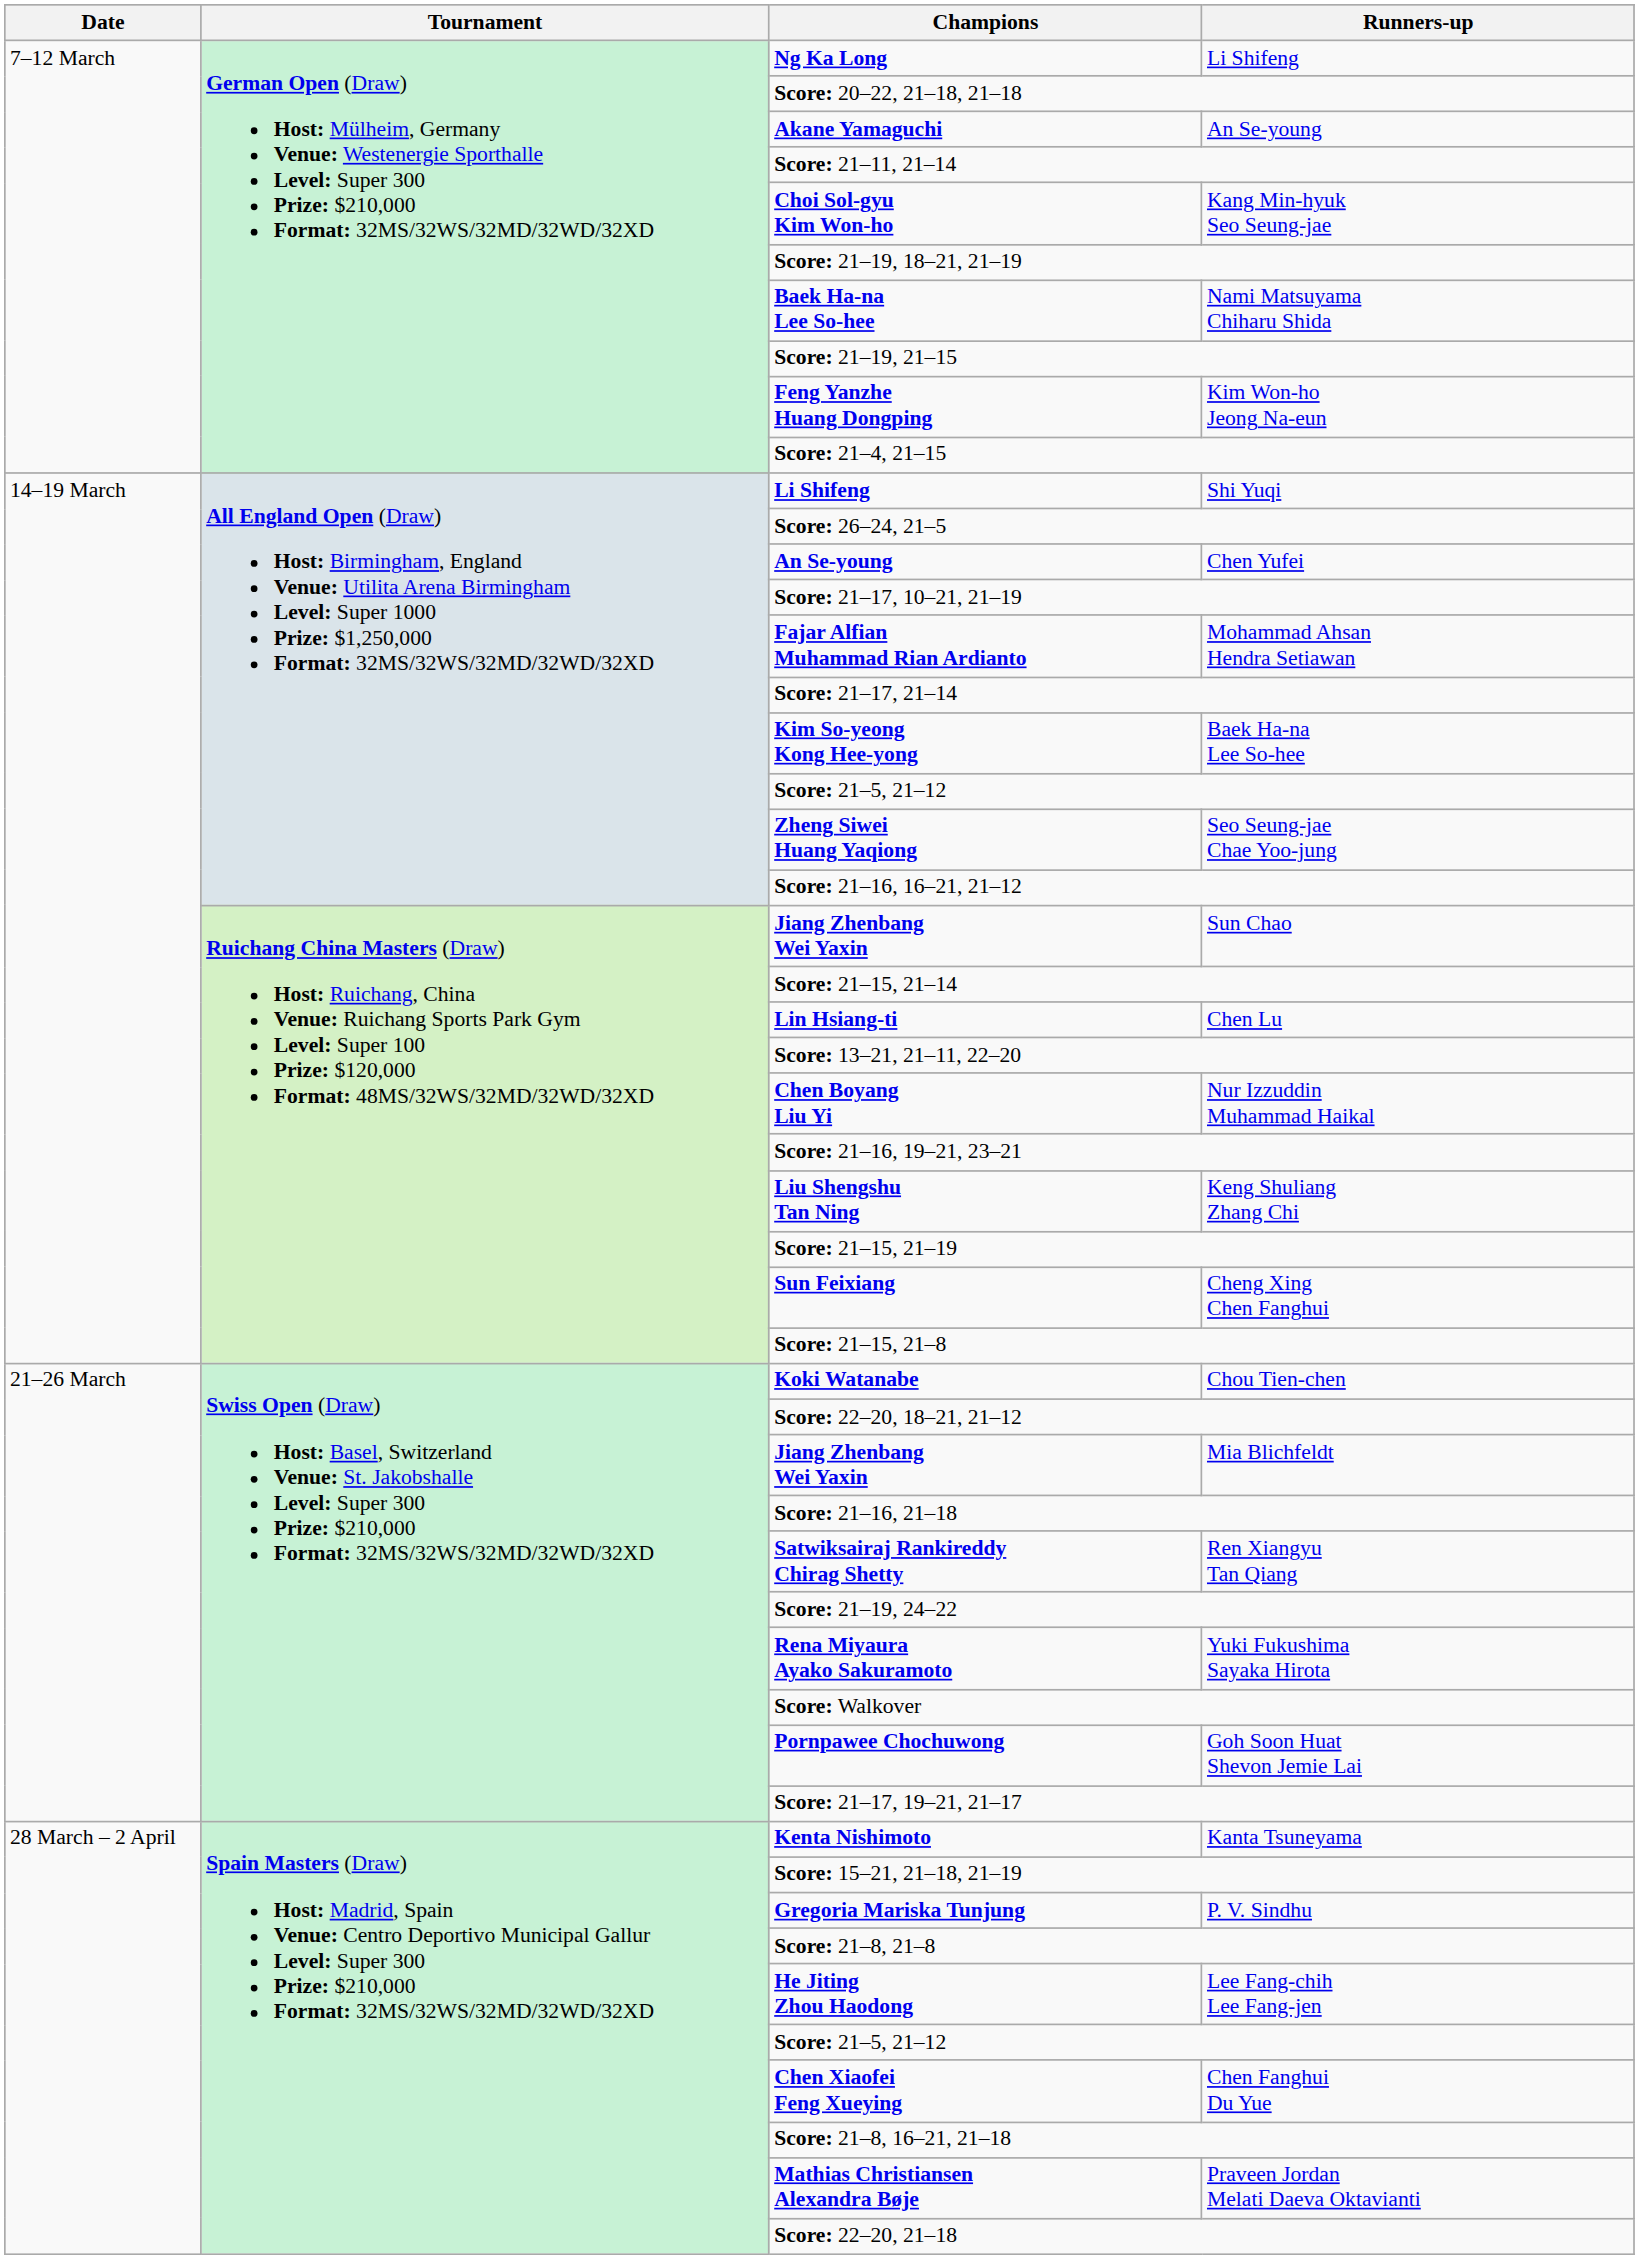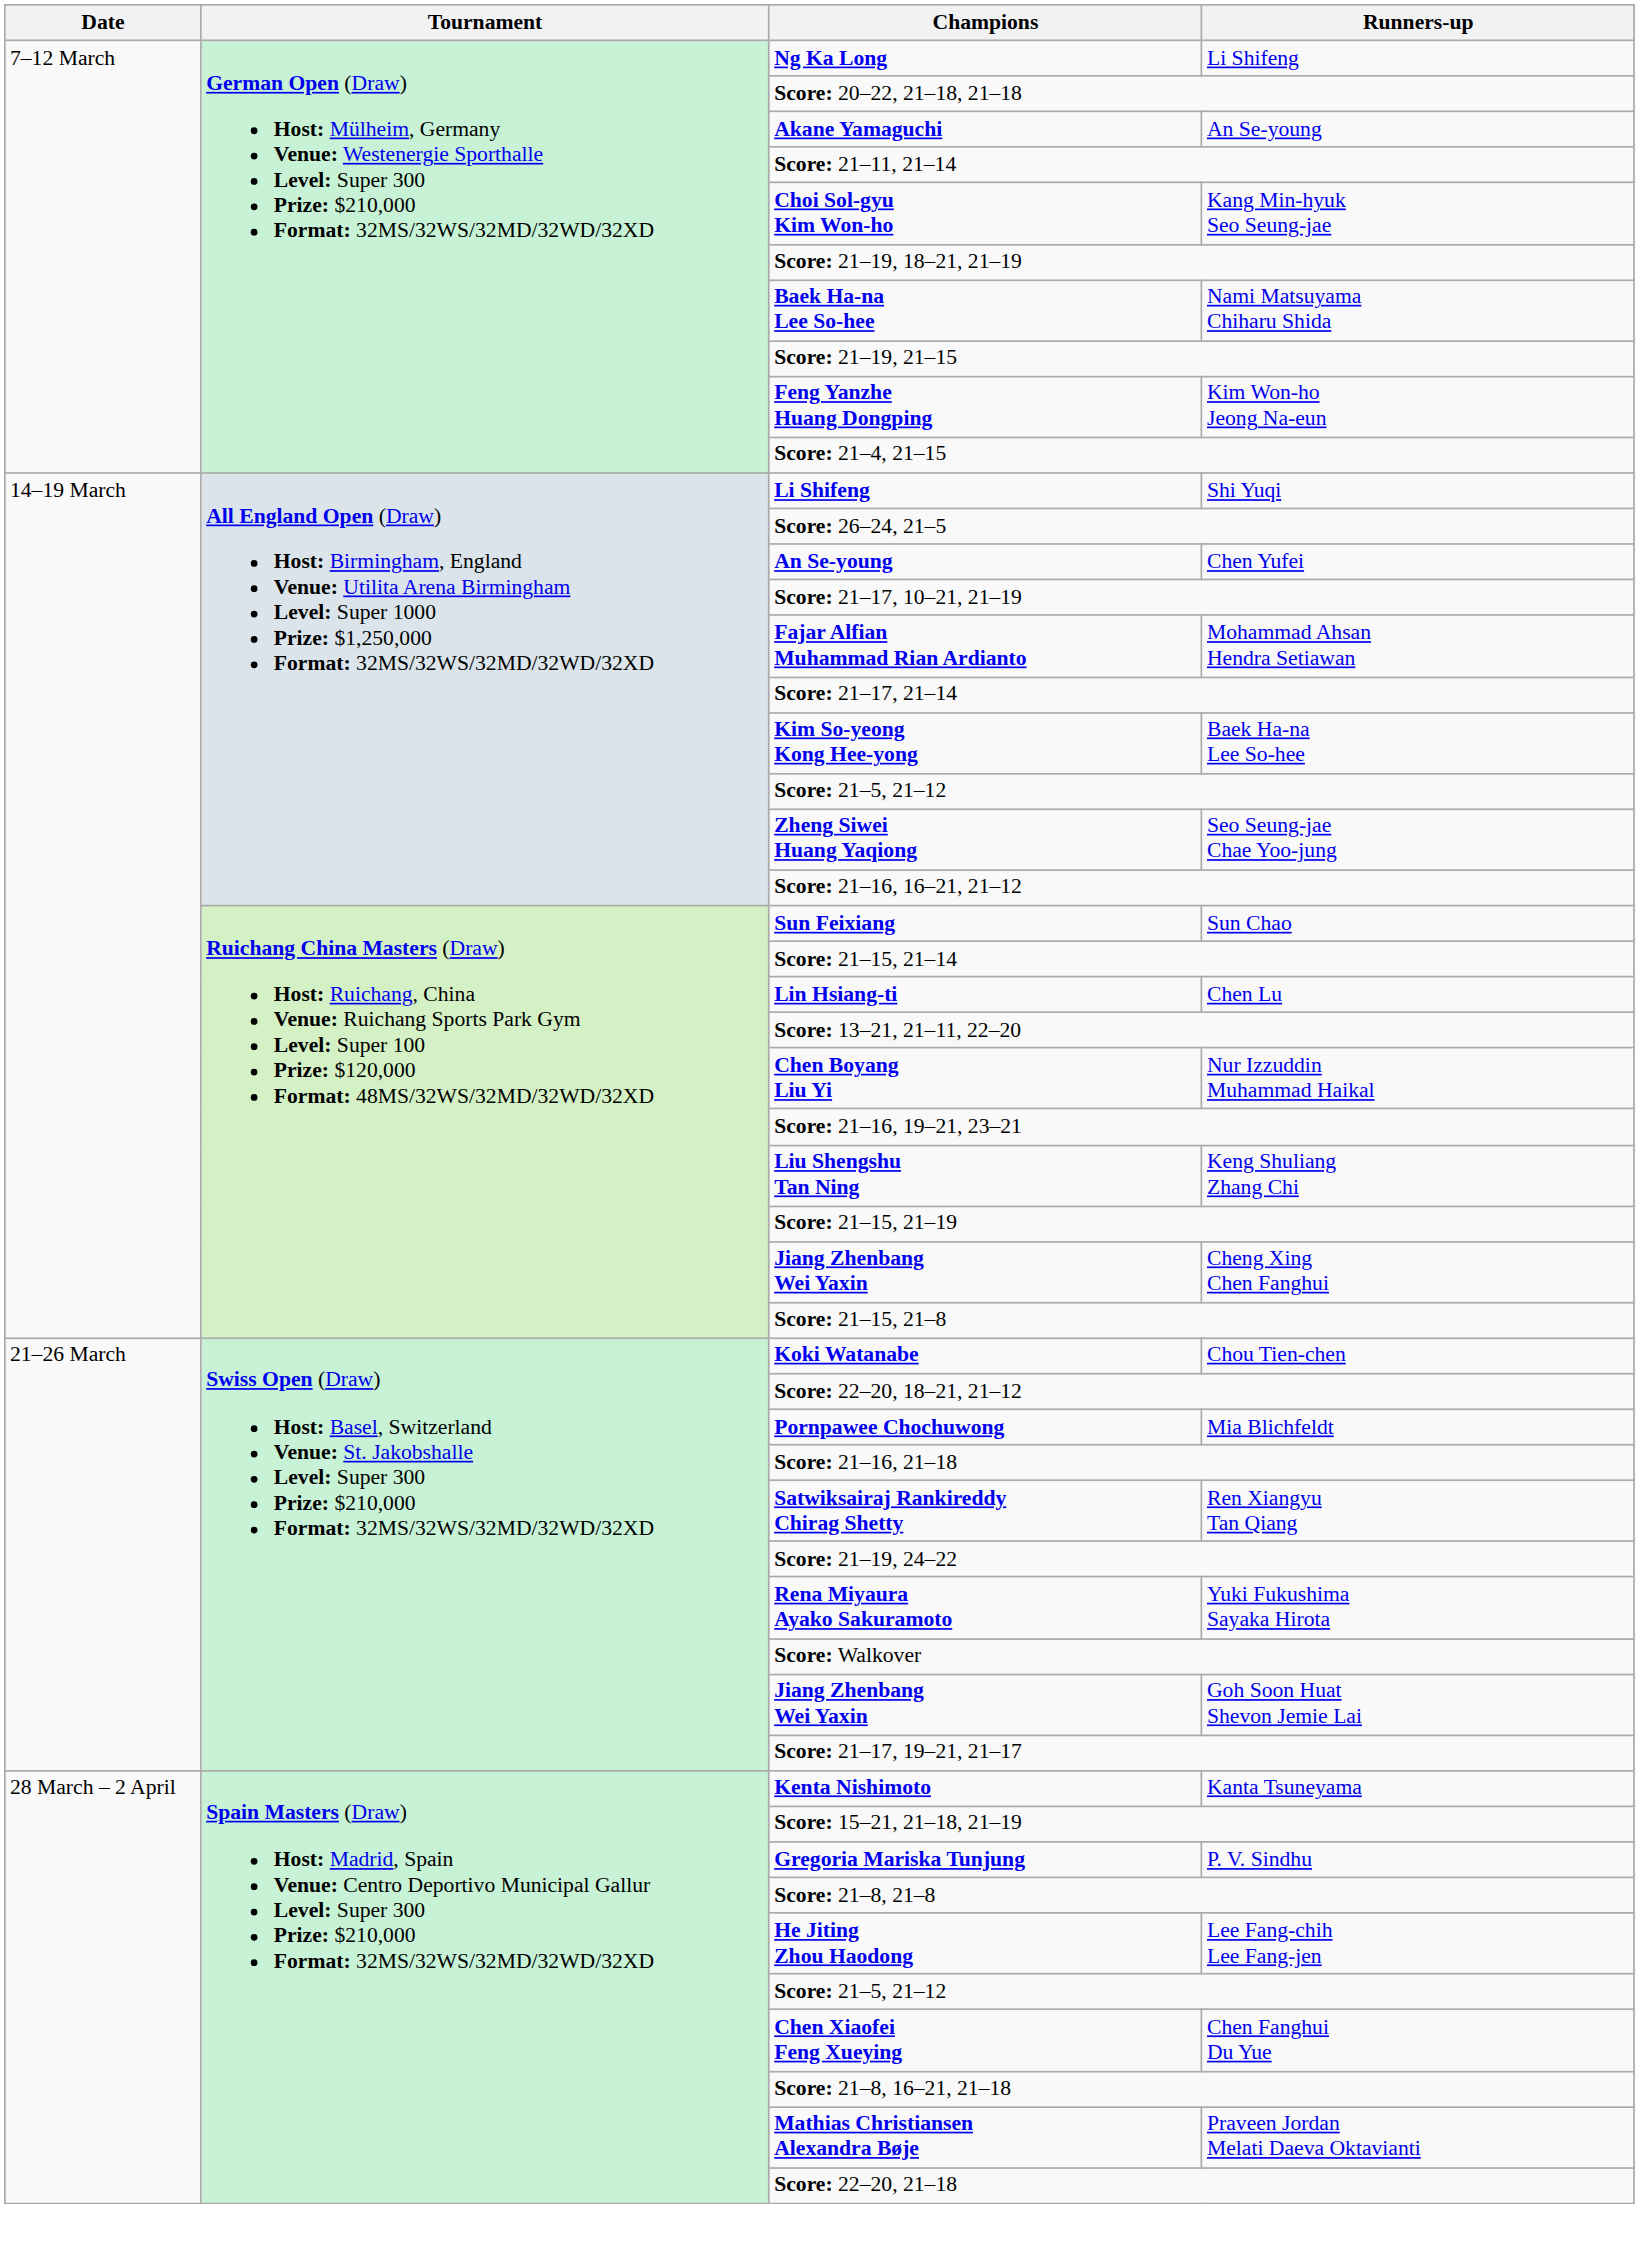(849, 935) Jiang Zhenbang Wei Yaxin -> (835, 922) Sun Feixiang
(835, 1284) Sun Feixiang -> (849, 1271) Jiang Zhenbang Wei Yaxin
(849, 1464) Jiang Zhenbang Wei Yaxin -> (889, 1426) Pornpawee Chochuwong
(889, 1741) Pornpawee Chochuwong -> (849, 1703) Jiang Zhenbang Wei Yaxin
